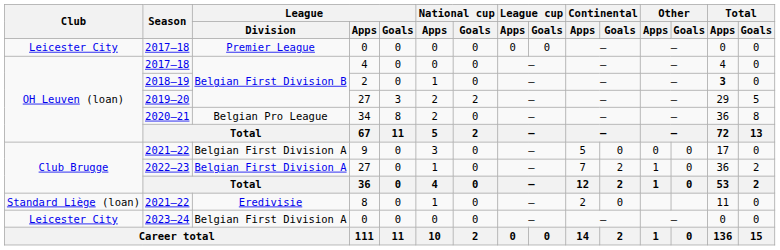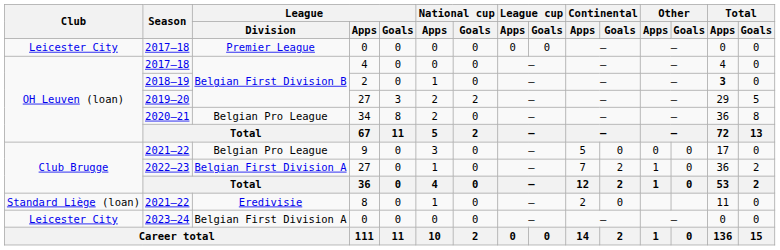(271, 150) Belgian First Division A -> (271, 150) Belgian Pro League
